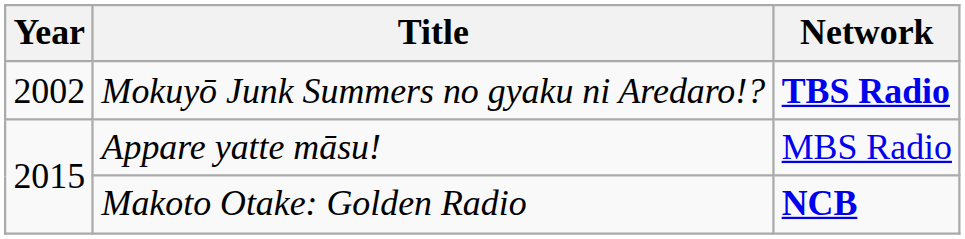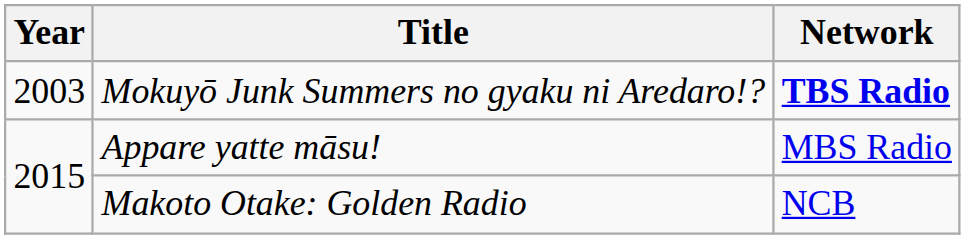(49, 89) 2002 -> (49, 89) 2003
(820, 203) bold -> (819, 203) normal
